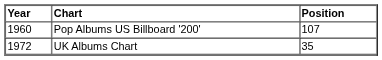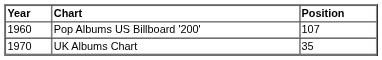(20, 46) 1972 -> (20, 46) 1970
